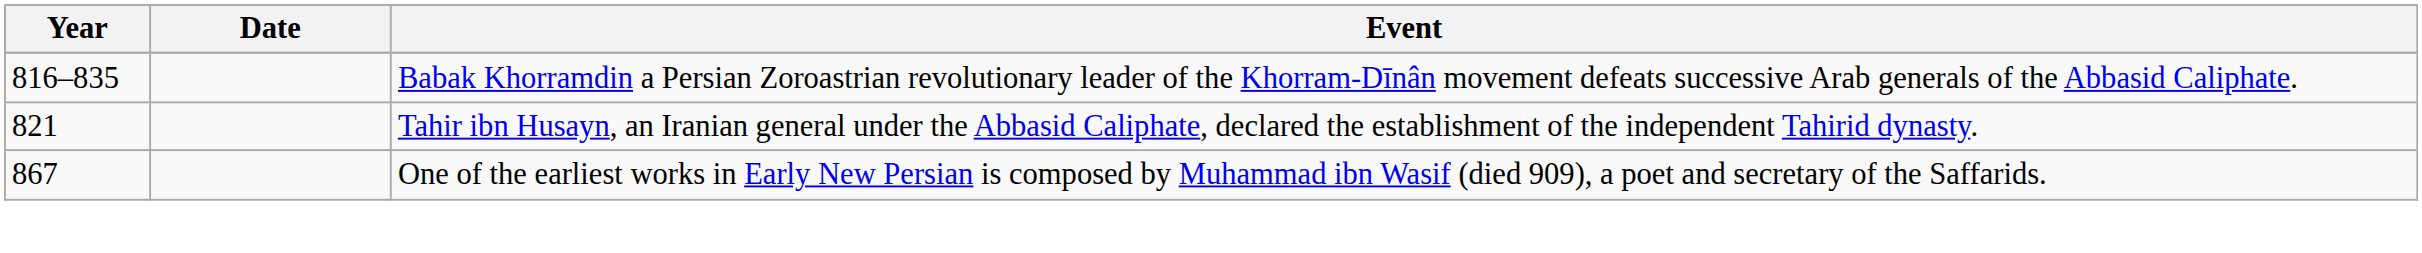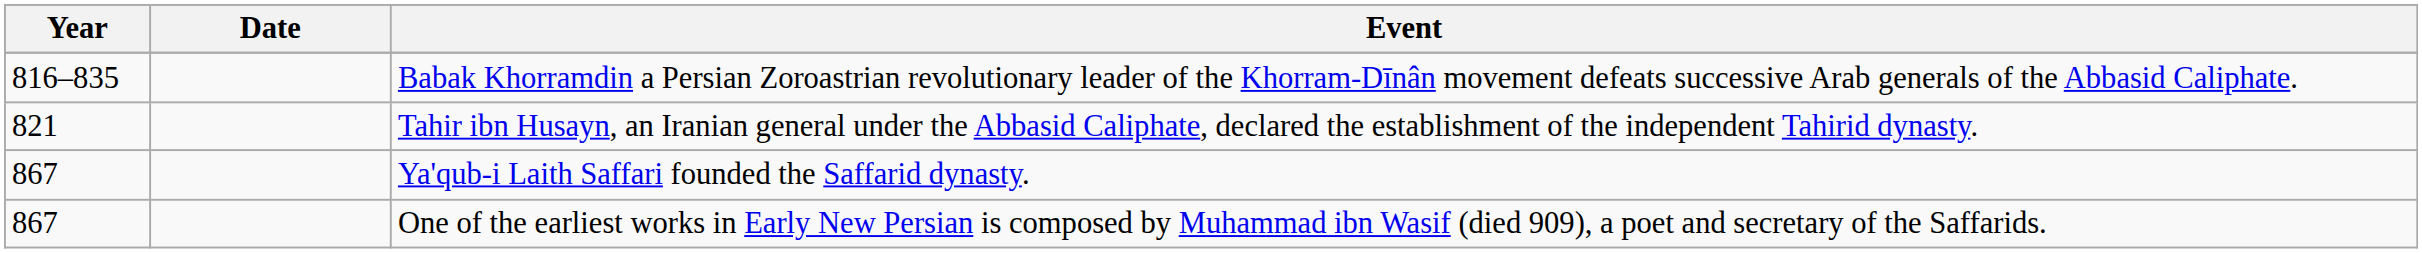+ row: (714, 174)
